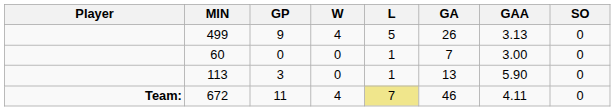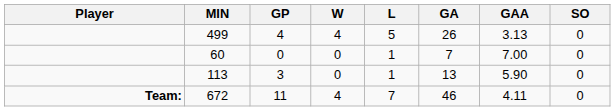(280, 34) 9 -> (280, 34) 4
(515, 55) 3.00 -> (515, 55) 7.00
(392, 95) khaki background -> (392, 95) no background
